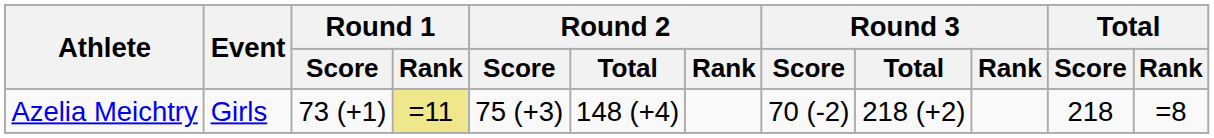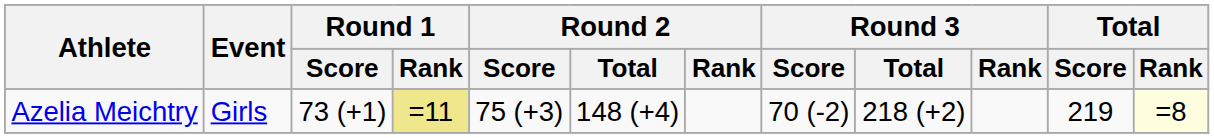(1090, 112) 218 -> (1090, 112) 219
(1171, 112) no background -> (1171, 112) lightyellow background
